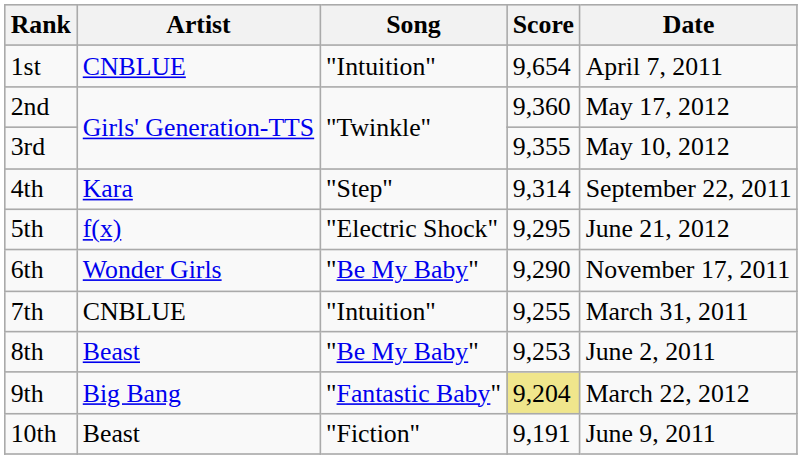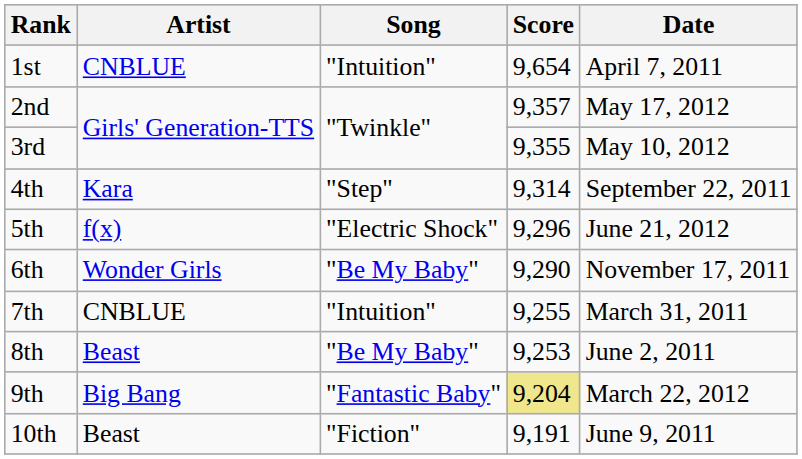(542, 106) 9,360 -> (542, 106) 9,357
(542, 229) 9,295 -> (542, 229) 9,296
